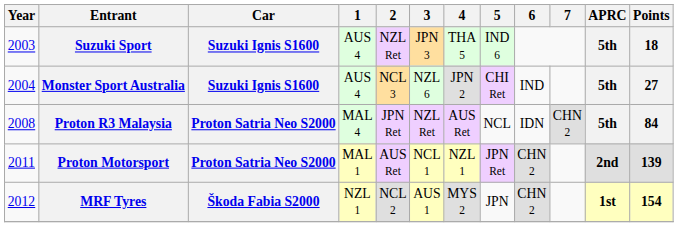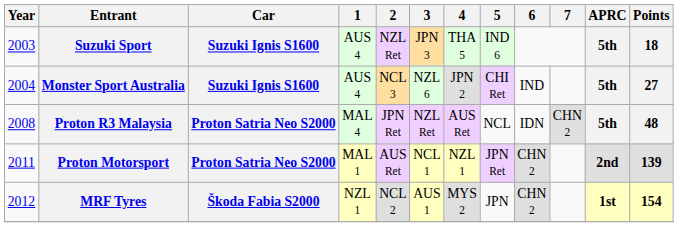(651, 123) 84 -> (651, 123) 48
